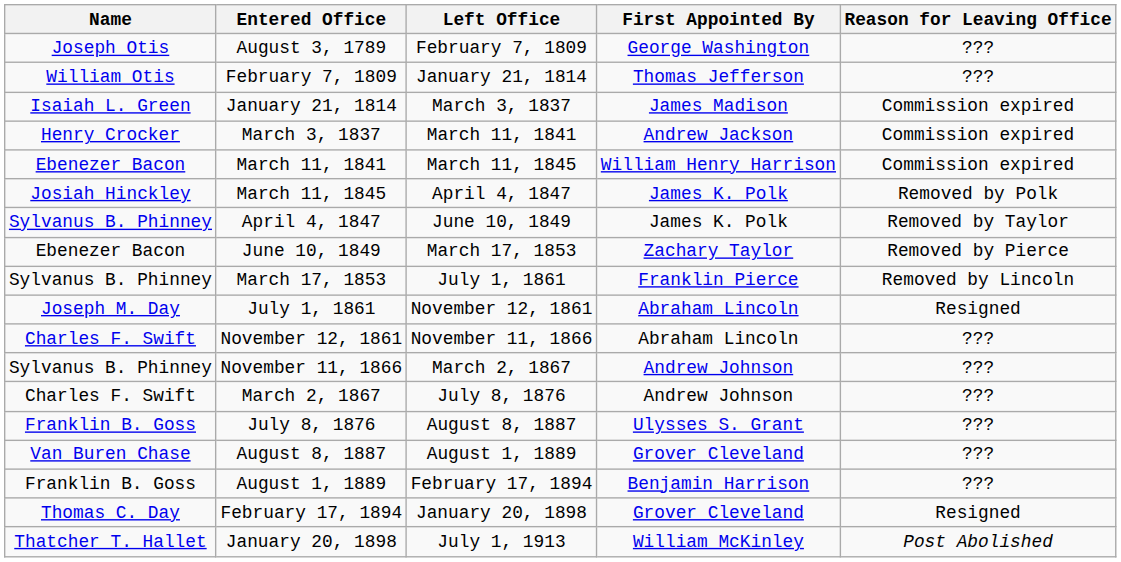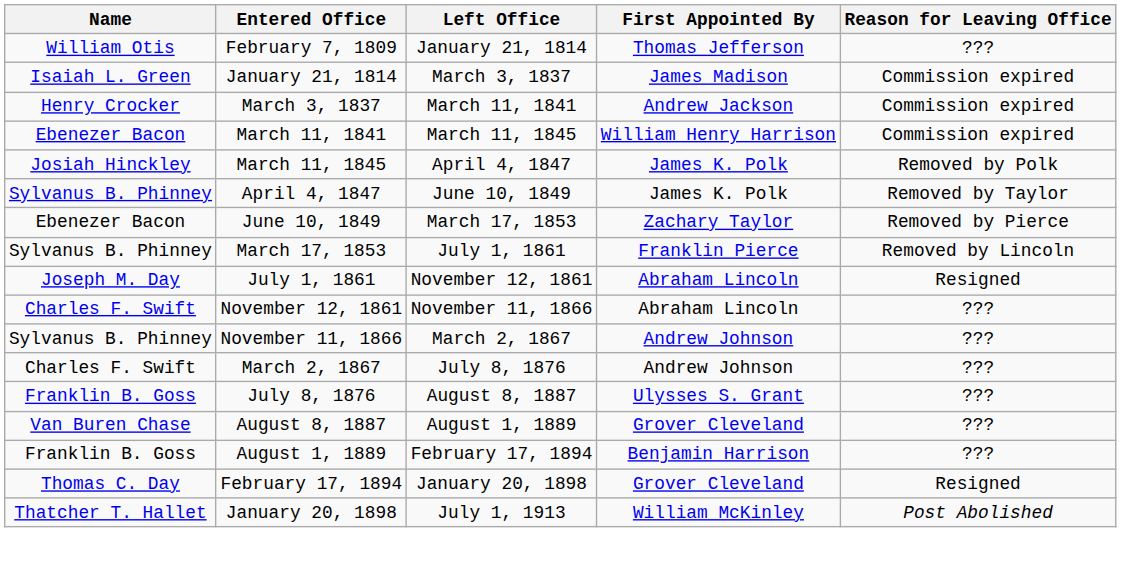- row: (311, 48)
